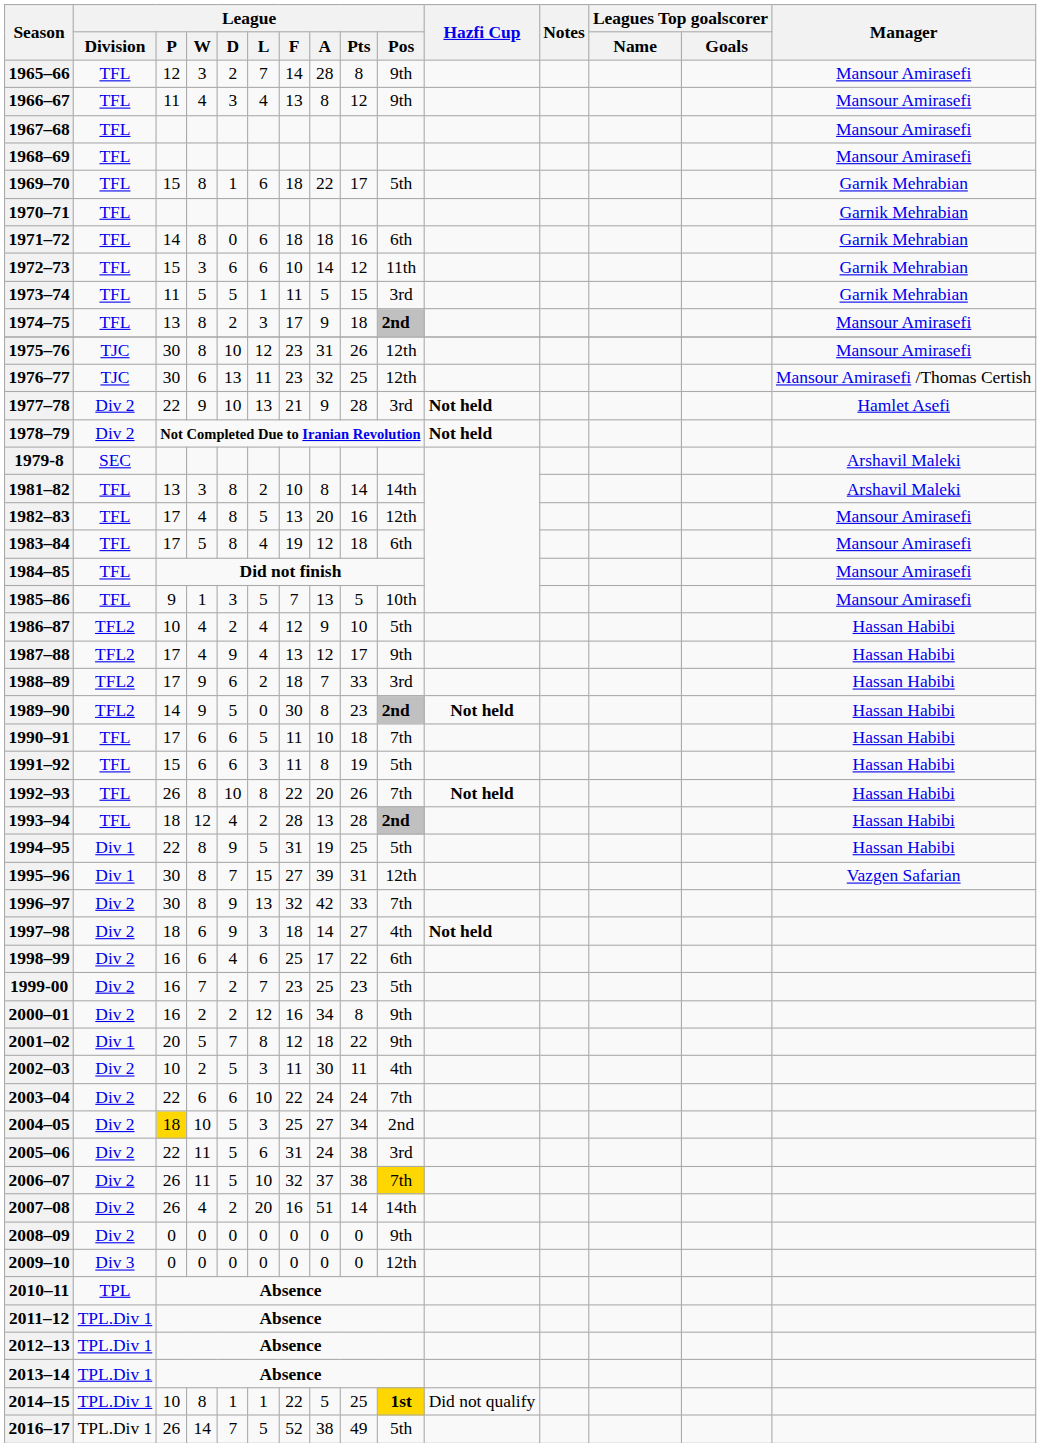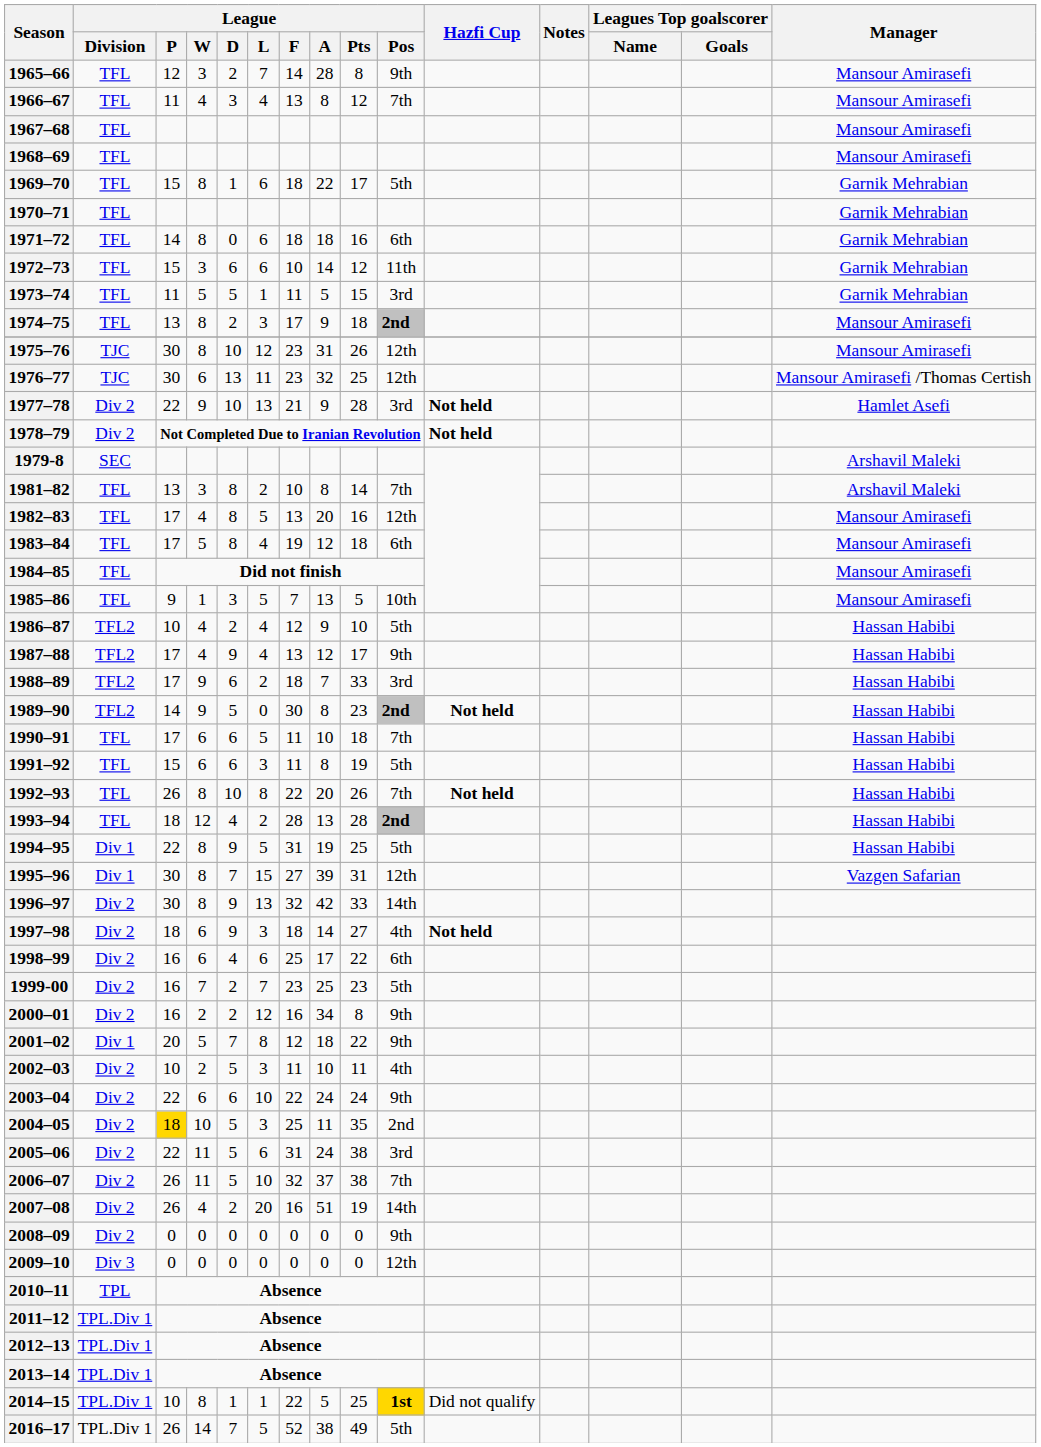(401, 101) 9th -> (401, 101) 7th
(401, 488) 14th -> (401, 488) 7th
(401, 903) 7th -> (401, 903) 14th
(325, 1069) 30 -> (325, 1069) 10
(401, 1097) 7th -> (401, 1097) 9th
(325, 1124) 27 -> (325, 1124) 11
(359, 1124) 34 -> (359, 1124) 35
(401, 1179) gold background -> (401, 1179) no background
(359, 1207) 14 -> (359, 1207) 19
